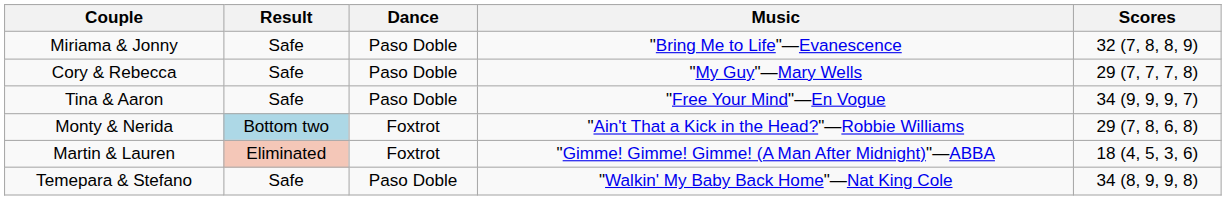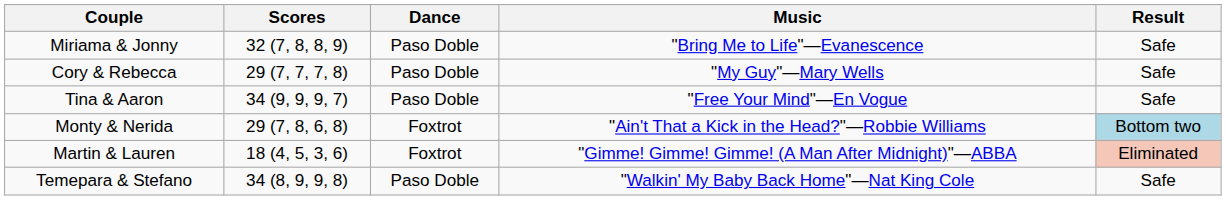columns swapped: (1147, 18) <-> (286, 18)
